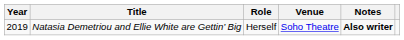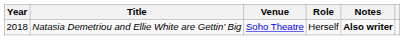columns swapped: (261, 12) <-> (310, 12)
(17, 27) 2019 -> (17, 27) 2018
